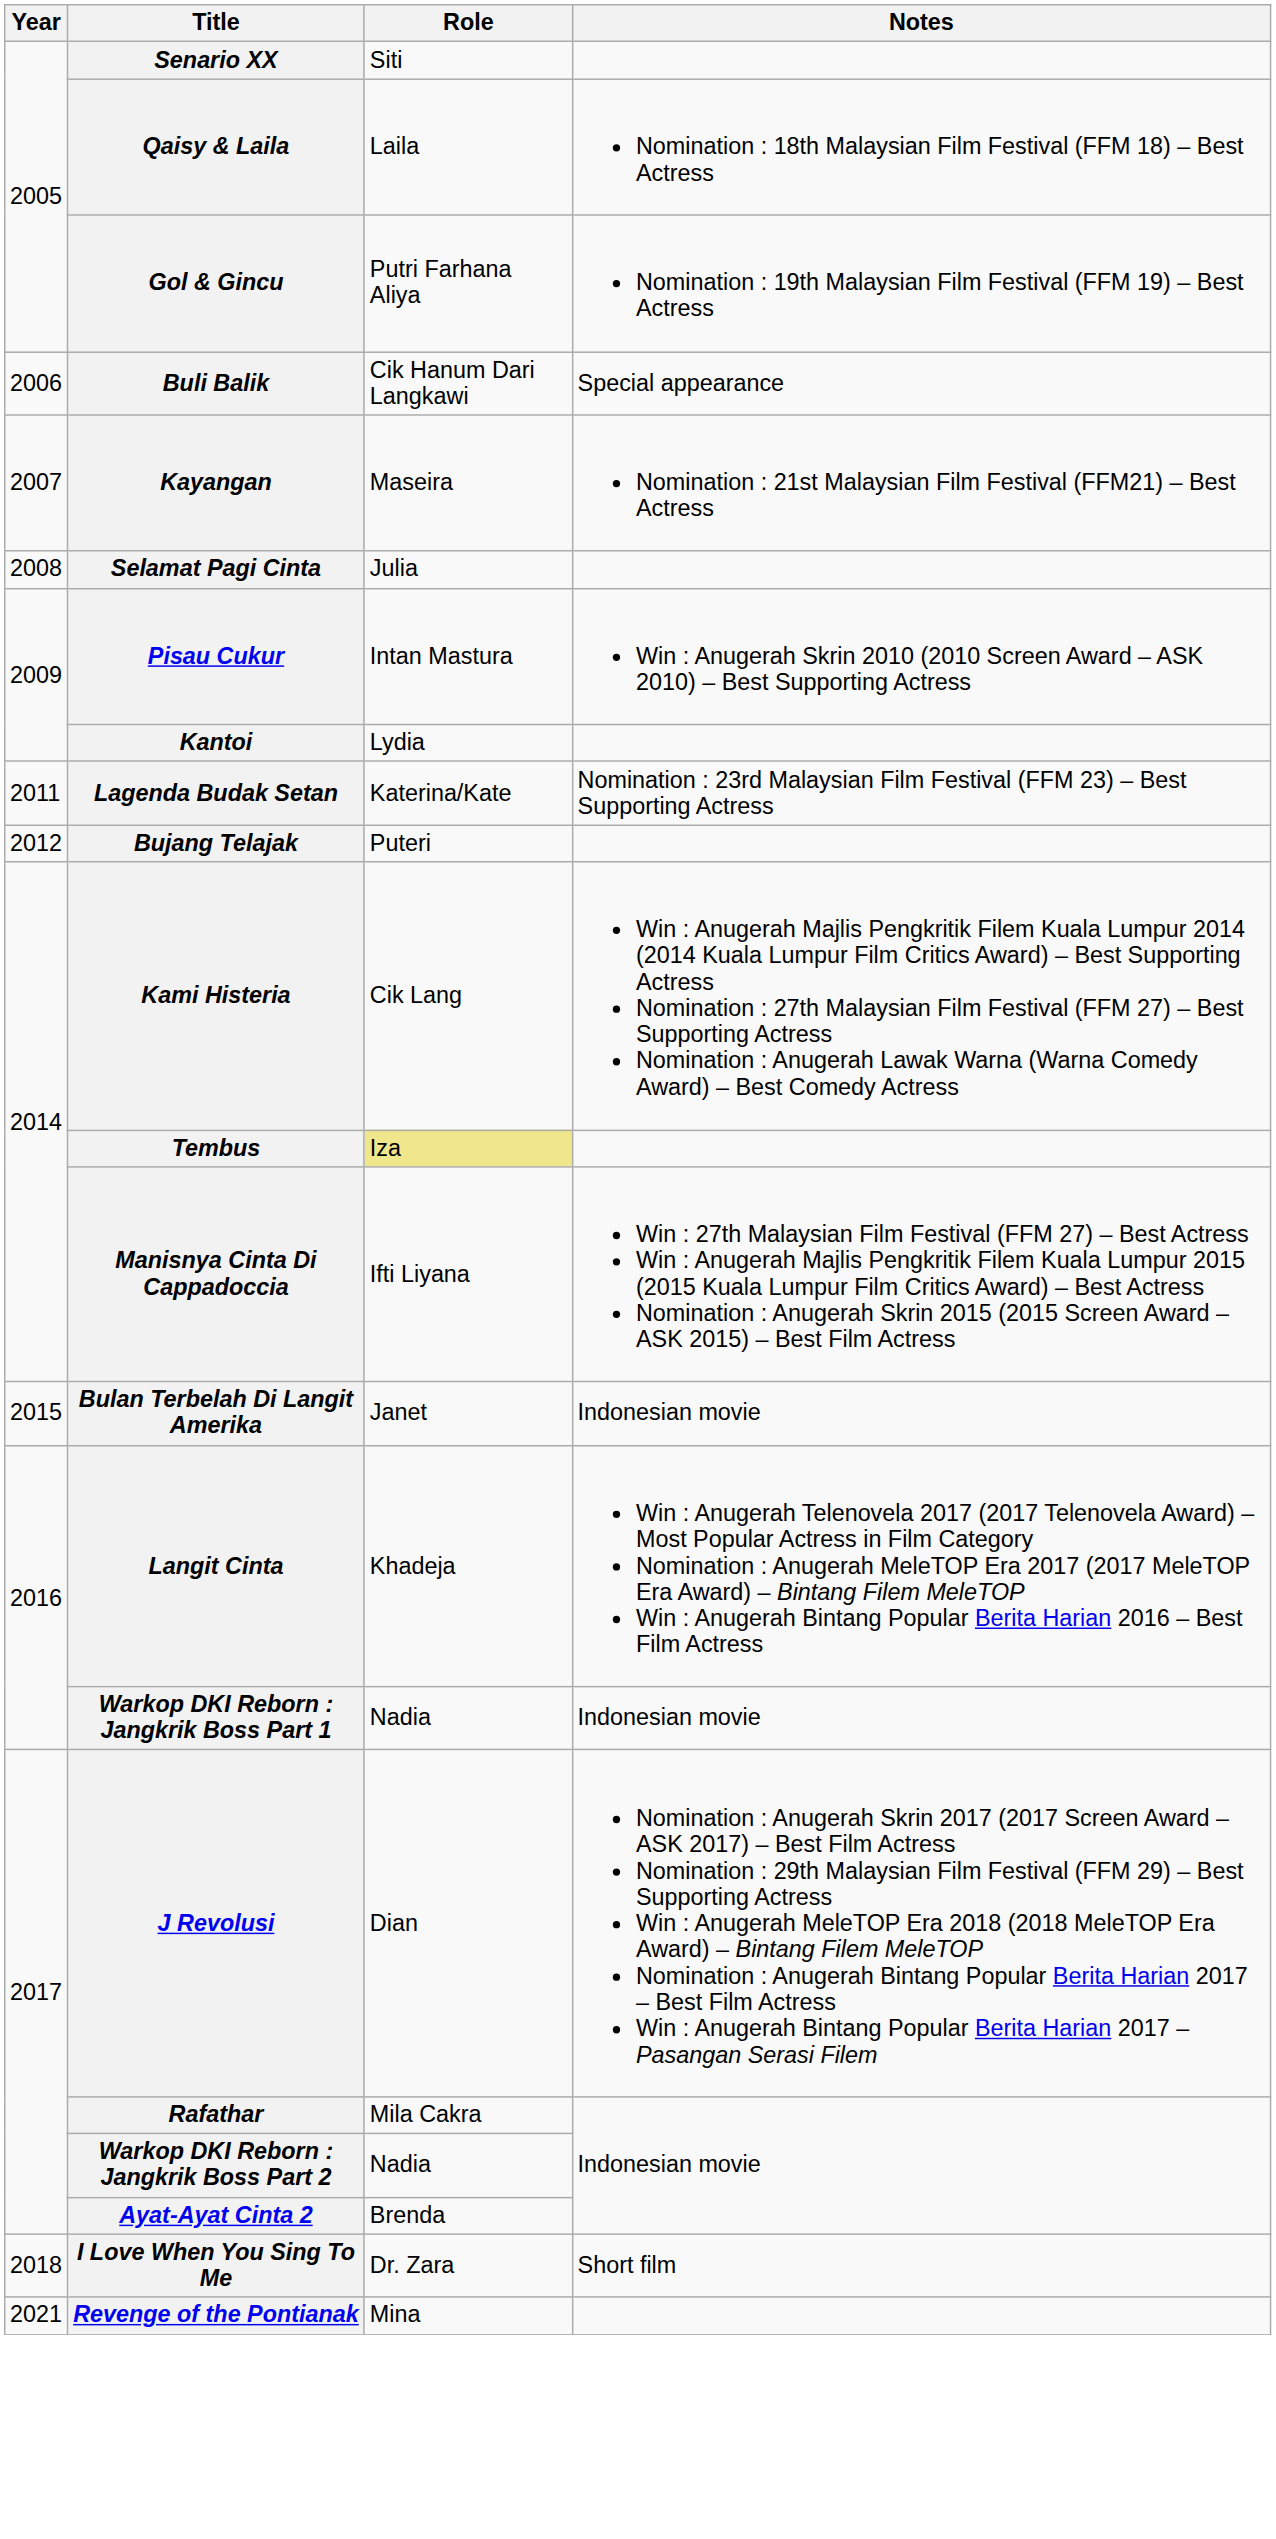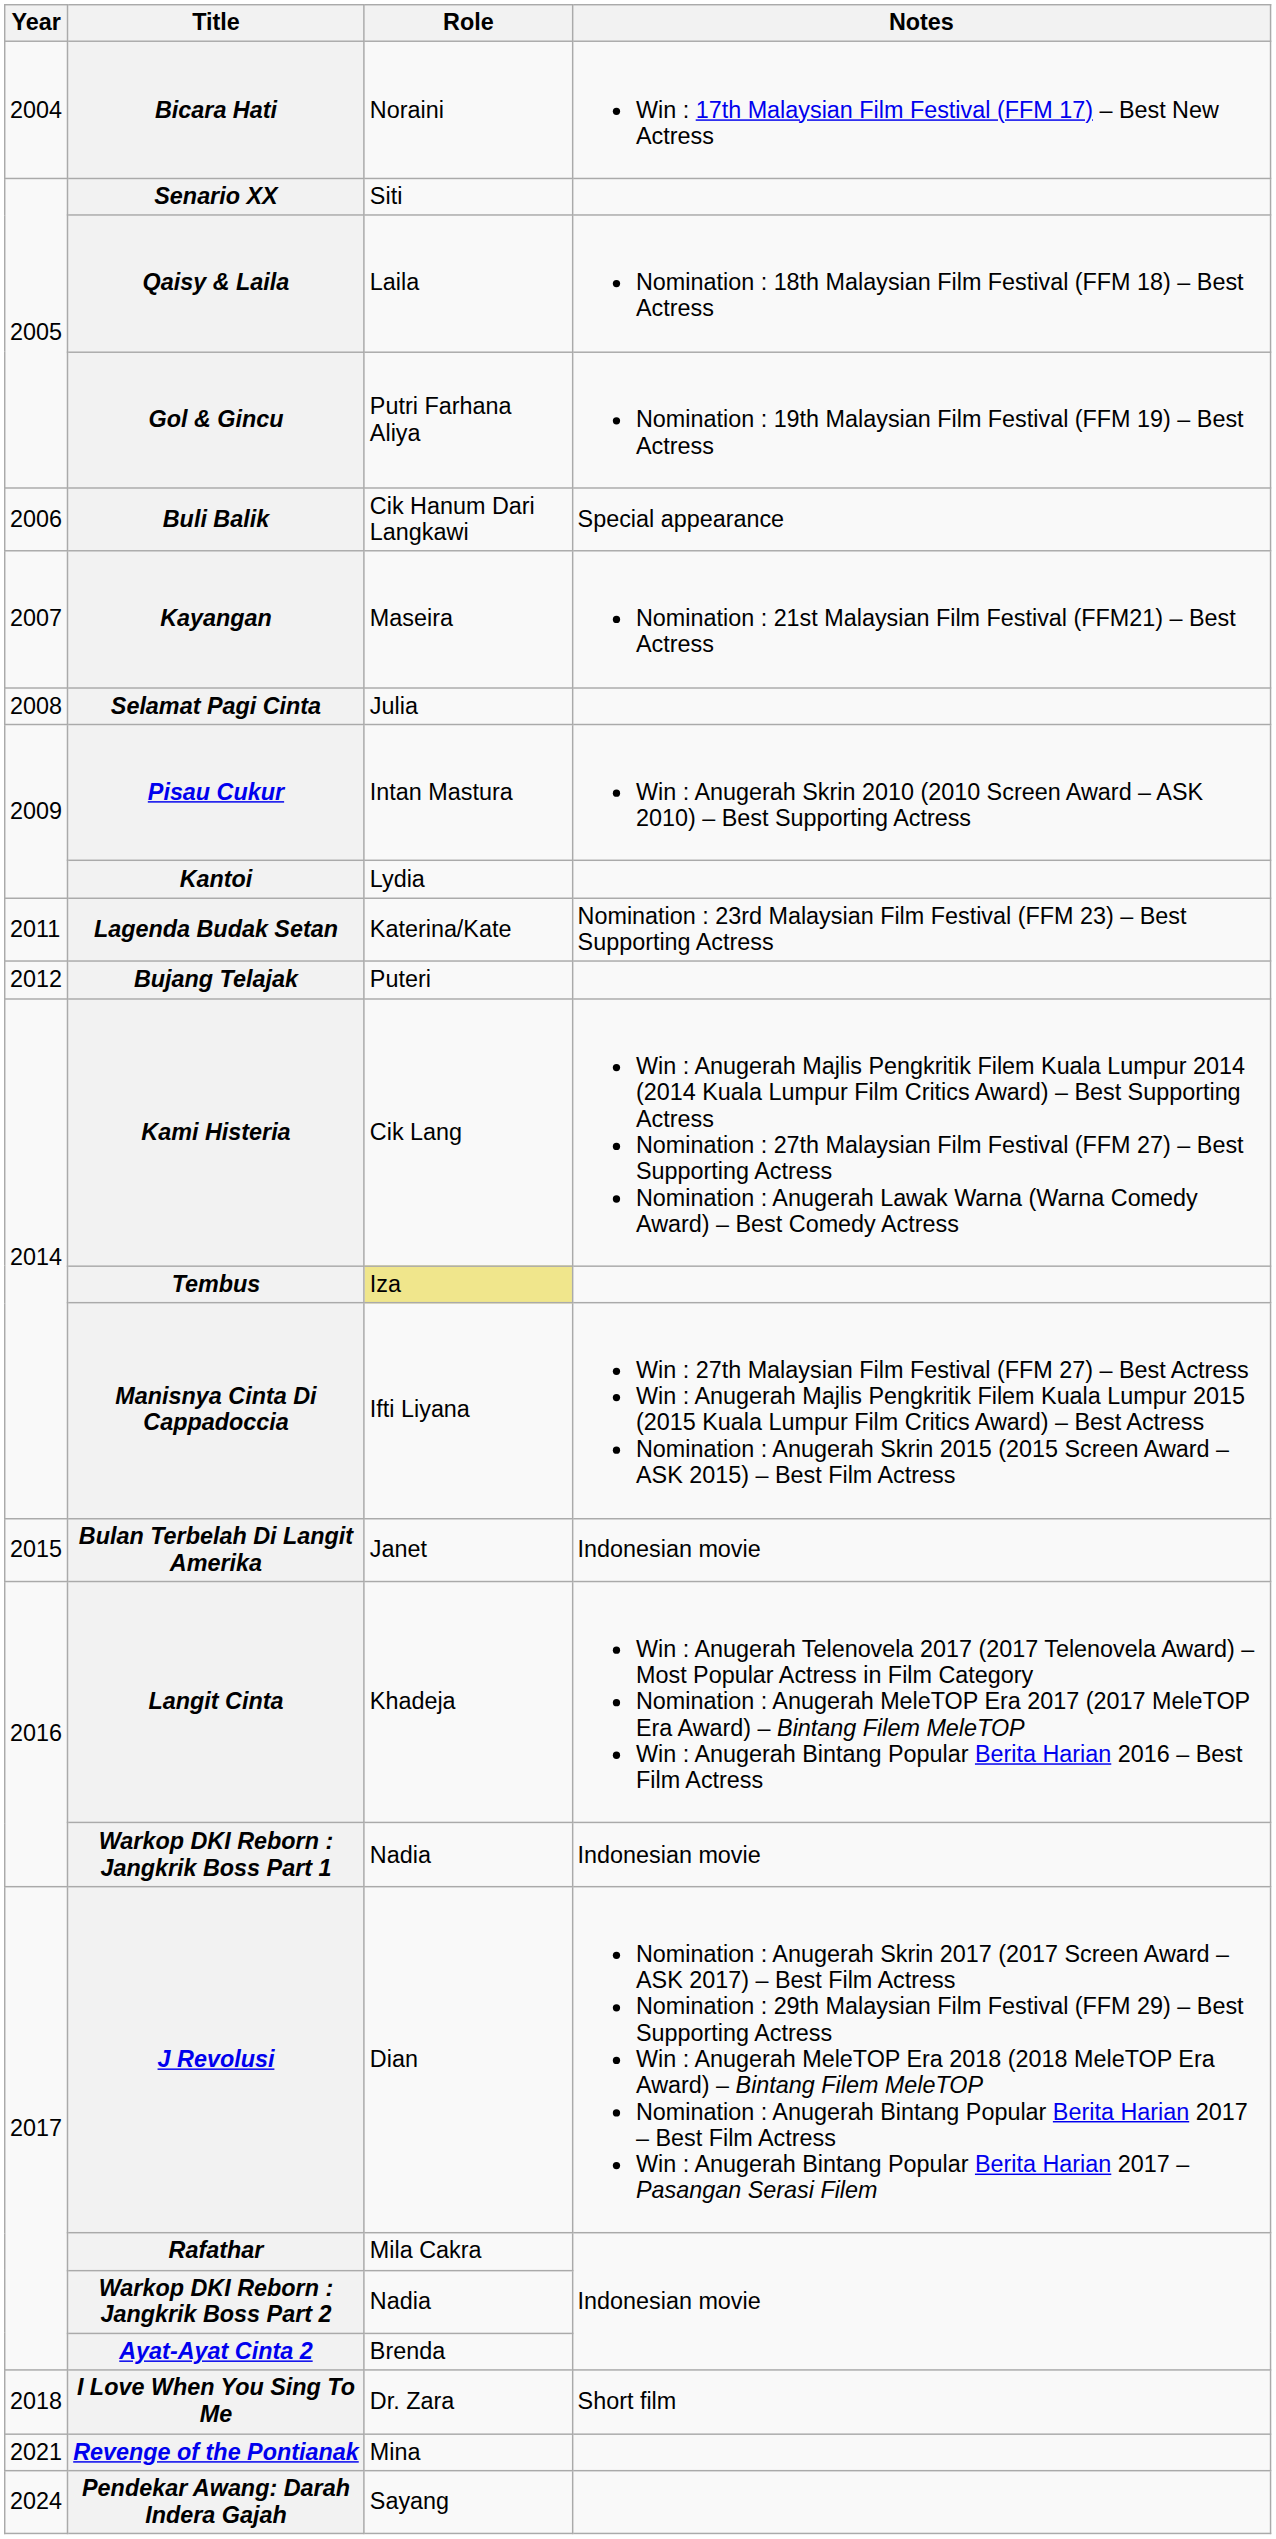+ row: (216, 109)
+ row: (216, 2502)
